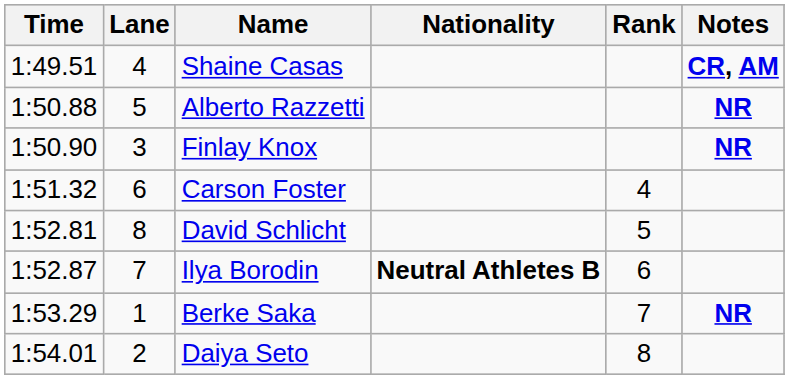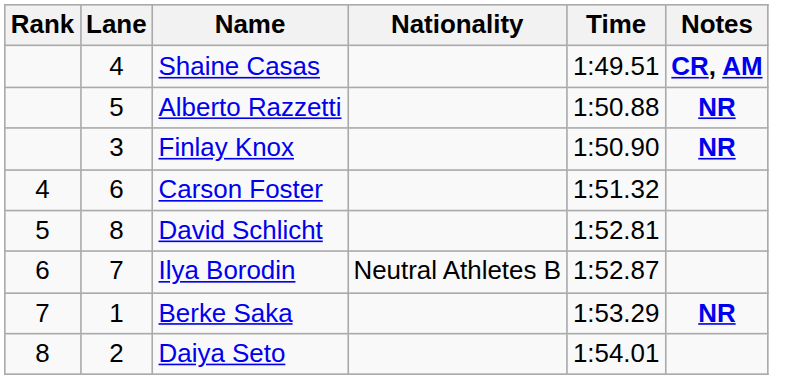columns swapped: (644, 25) <-> (54, 25)
(488, 271) bold -> (457, 271) normal
